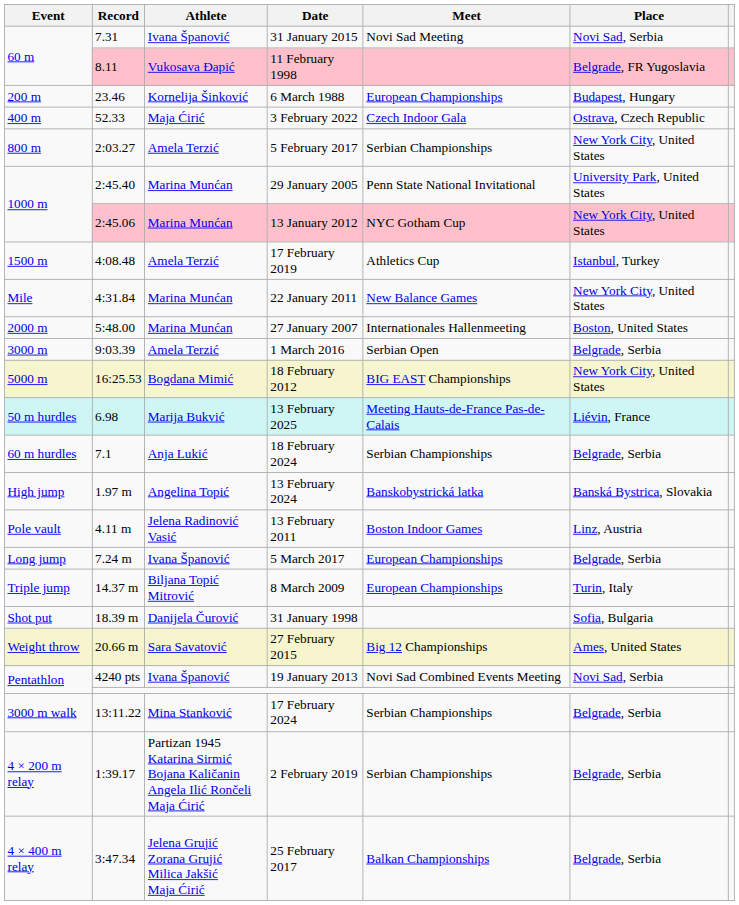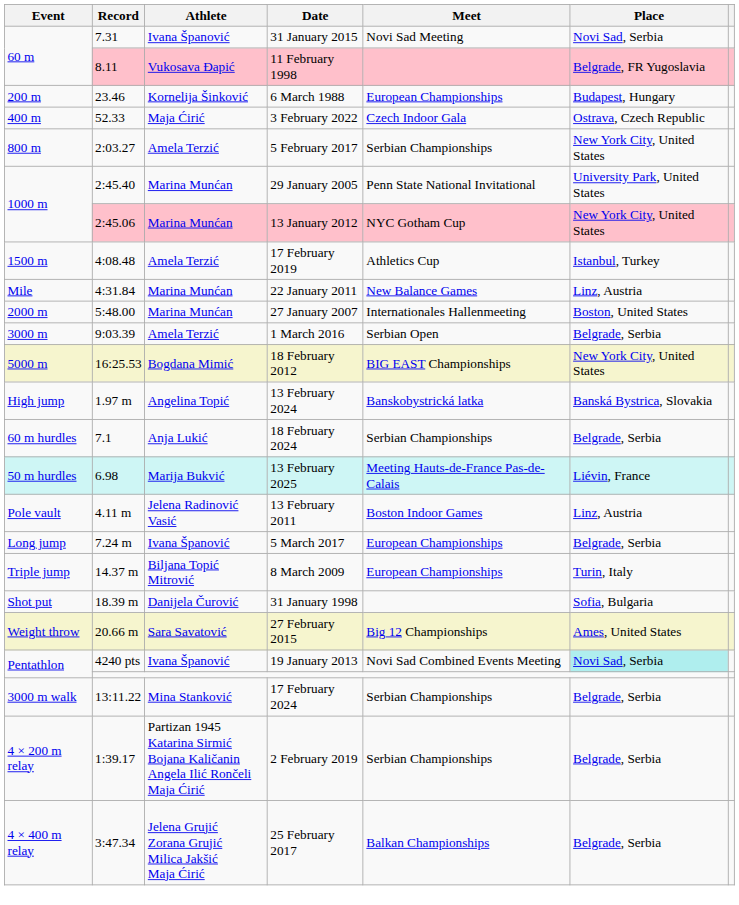(634, 297) New York City, United States -> (608, 290) Linz, Austria
rows swapped: (302, 416) <-> (302, 491)
(618, 677) no background -> (618, 661) paleturquoise background
